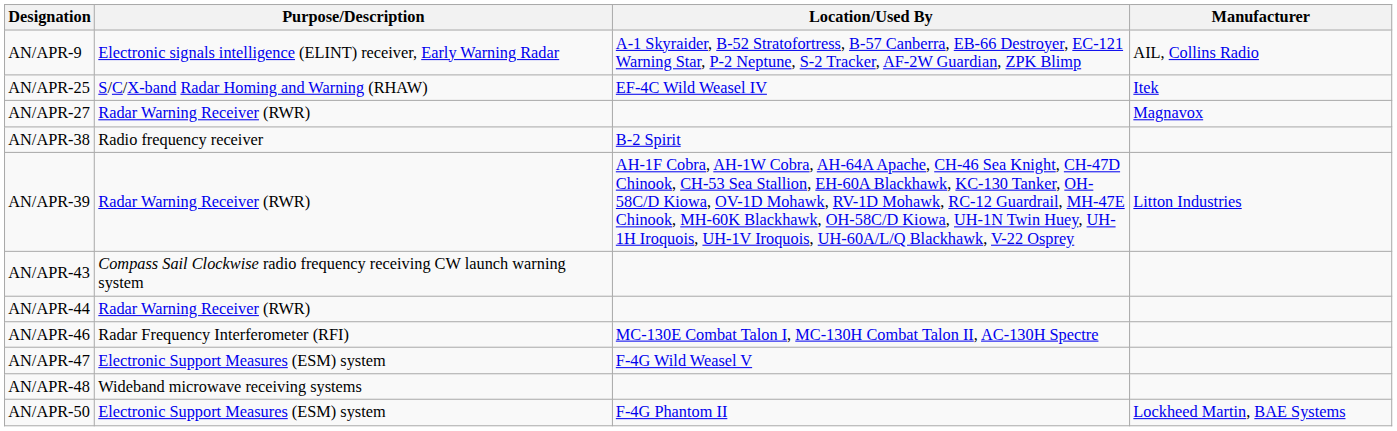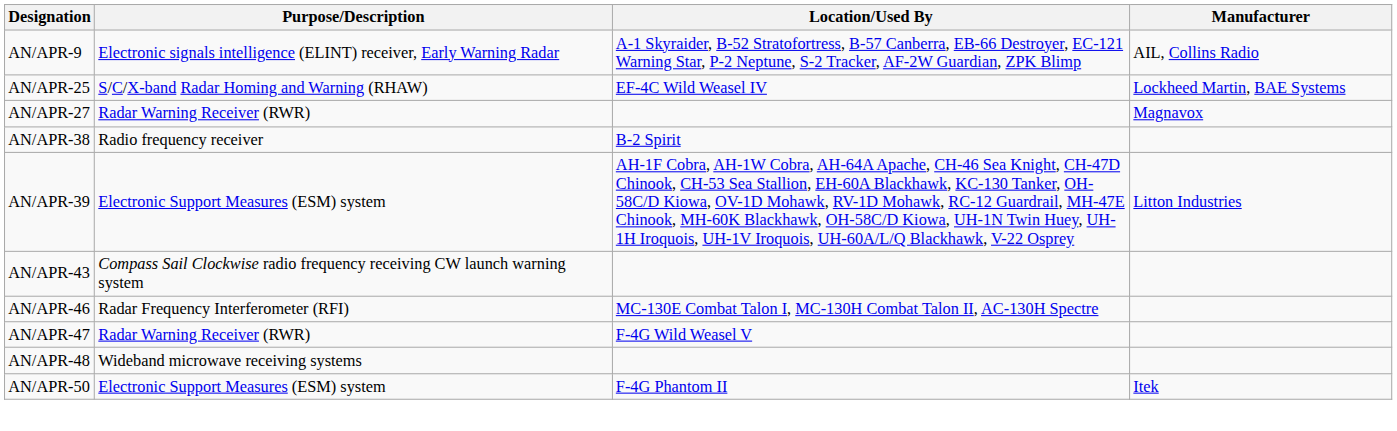(1146, 87) Itek -> (1239, 87) Lockheed Martin, BAE Systems
(204, 201) Radar Warning Receiver (RWR) -> (242, 201) Electronic Support Measures (ESM) system
- row: (49, 308)
(242, 360) Electronic Support Measures (ESM) system -> (204, 334) Radar Warning Receiver (RWR)
(1239, 412) Lockheed Martin, BAE Systems -> (1146, 386) Itek
